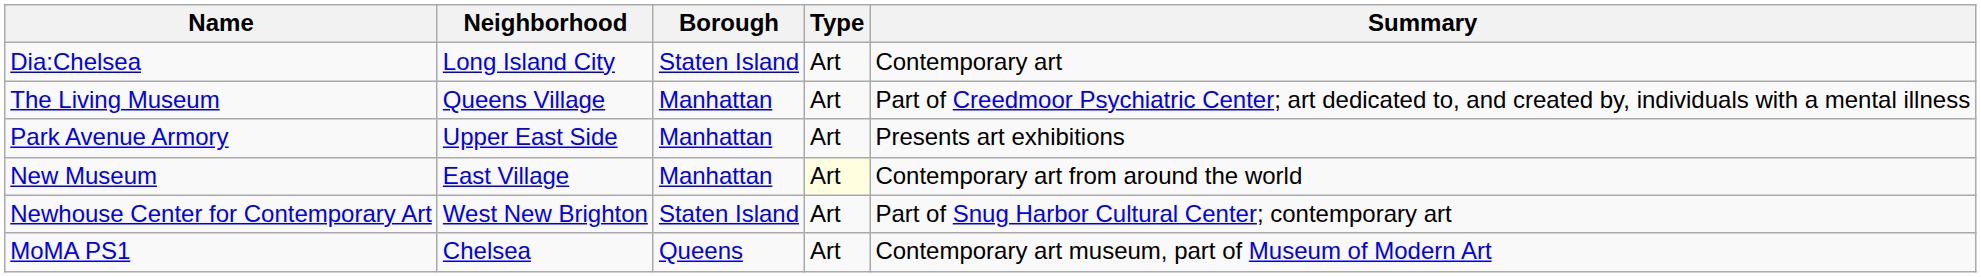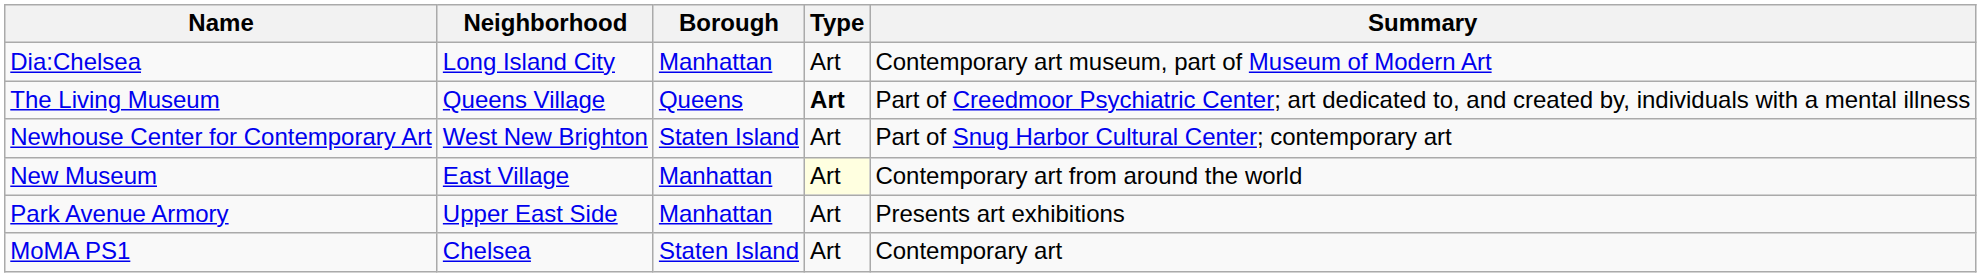(729, 61) Staten Island -> (716, 61) Manhattan
(969, 61) Contemporary art -> (1184, 61) Contemporary art museum, part of Museum of Modern Art
(716, 99) Manhattan -> (701, 99) Queens
(825, 99) normal -> (827, 99) bold
rows swapped: (221, 213) <-> (119, 137)
(701, 251) Queens -> (729, 251) Staten Island
(1184, 251) Contemporary art museum, part of Museum of Modern Art -> (969, 251) Contemporary art
